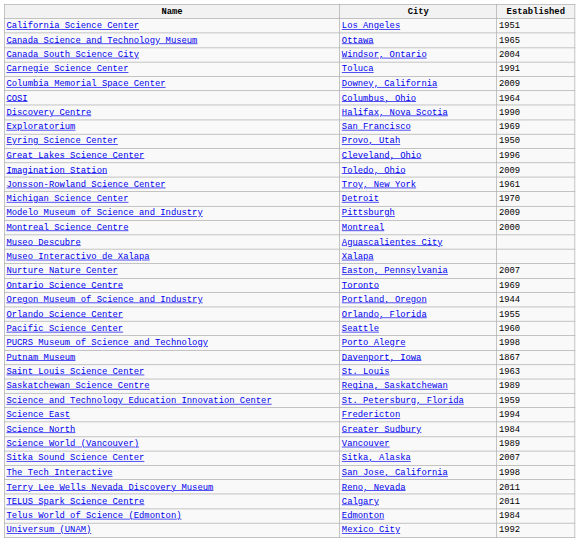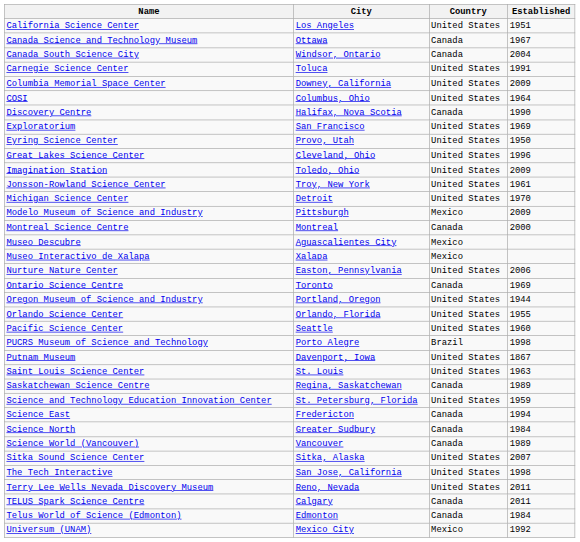+ column: (468, 12)
(510, 40) 1965 -> (520, 40) 1967
(510, 271) 2007 -> (520, 271) 2006
